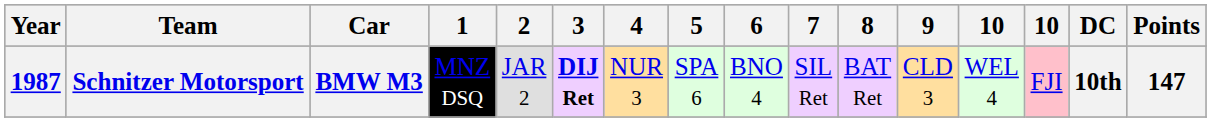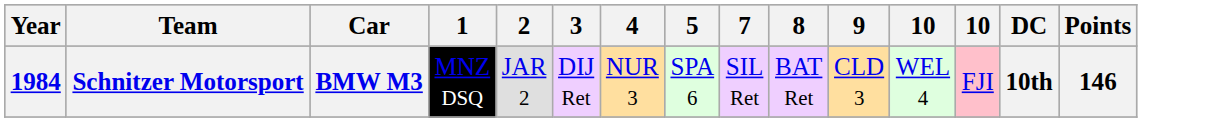- column: (756, 25)
(36, 81) 1987 -> (36, 81) 1984
(578, 81) bold -> (576, 81) normal
(1167, 81) 147 -> (1098, 81) 146
